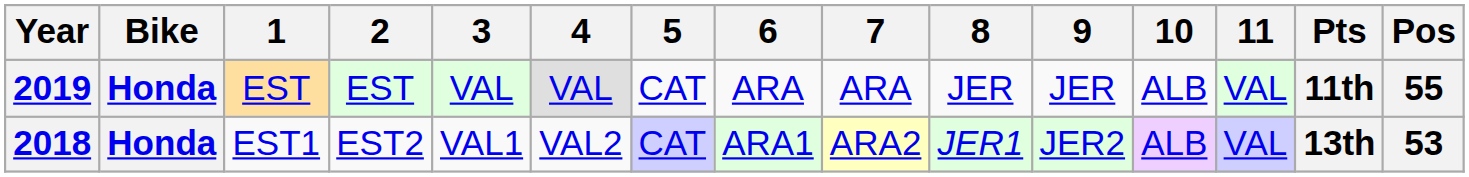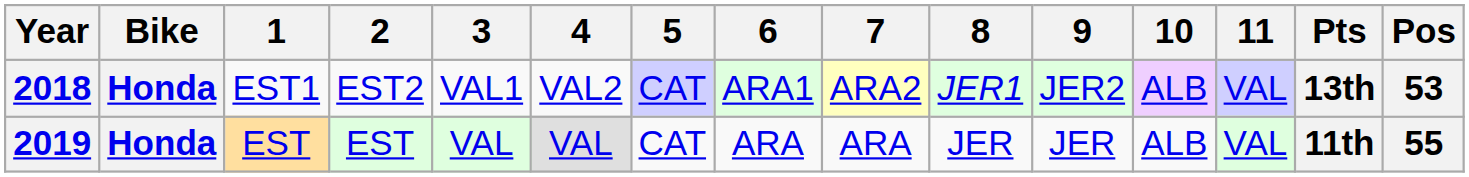rows swapped: (52, 143) <-> (52, 87)
